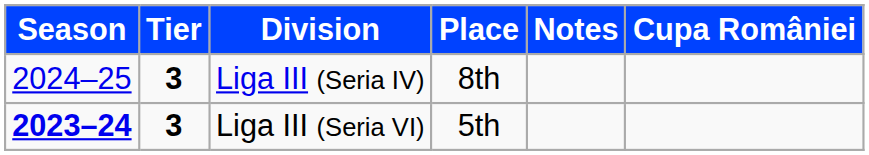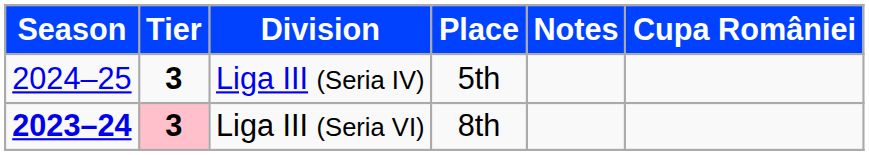(479, 78) 8th -> (479, 78) 5th
(174, 127) no background -> (174, 127) pink background
(479, 127) 5th -> (479, 127) 8th
